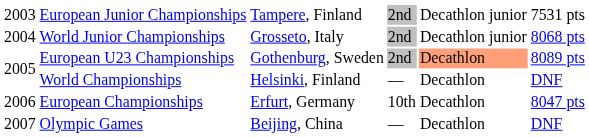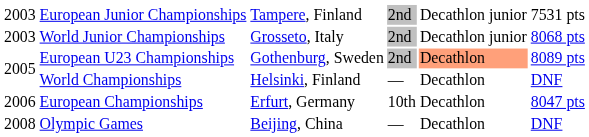(20, 36) 2004 -> (20, 36) 2003
(20, 123) 2007 -> (20, 123) 2008
